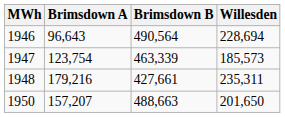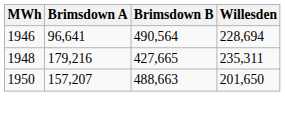(67, 36) 96,643 -> (67, 36) 96,641
- row: (21, 58)
(156, 79) 427,661 -> (156, 58) 427,665
